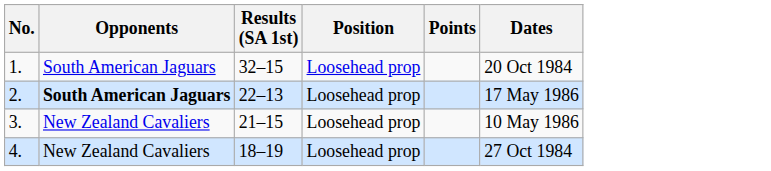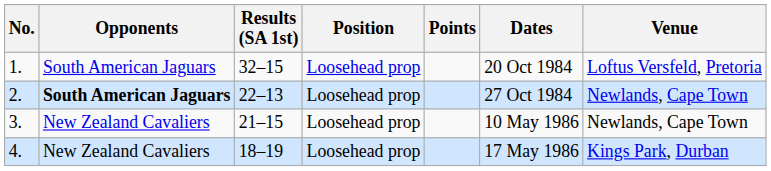+ column: (674, 28)
(532, 94) 17 May 1986 -> (528, 94) 27 Oct 1984
(528, 151) 27 Oct 1984 -> (532, 151) 17 May 1986
